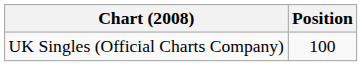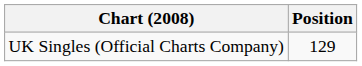(322, 46) 100 -> (322, 46) 129
